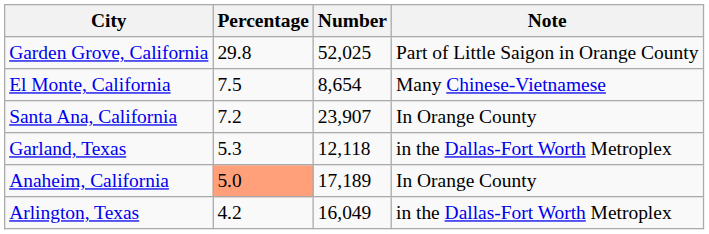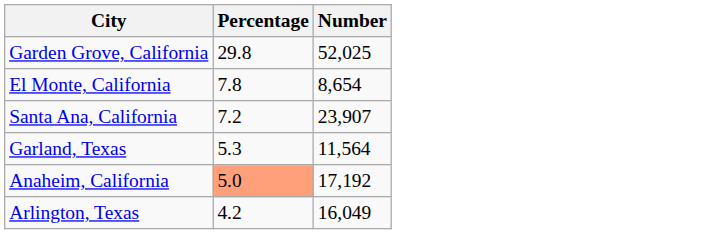- column: (547, 20)
(230, 84) 7.5 -> (230, 84) 7.8
(344, 149) 12,118 -> (344, 149) 11,564
(345, 181) 17,189 -> (345, 181) 17,192
